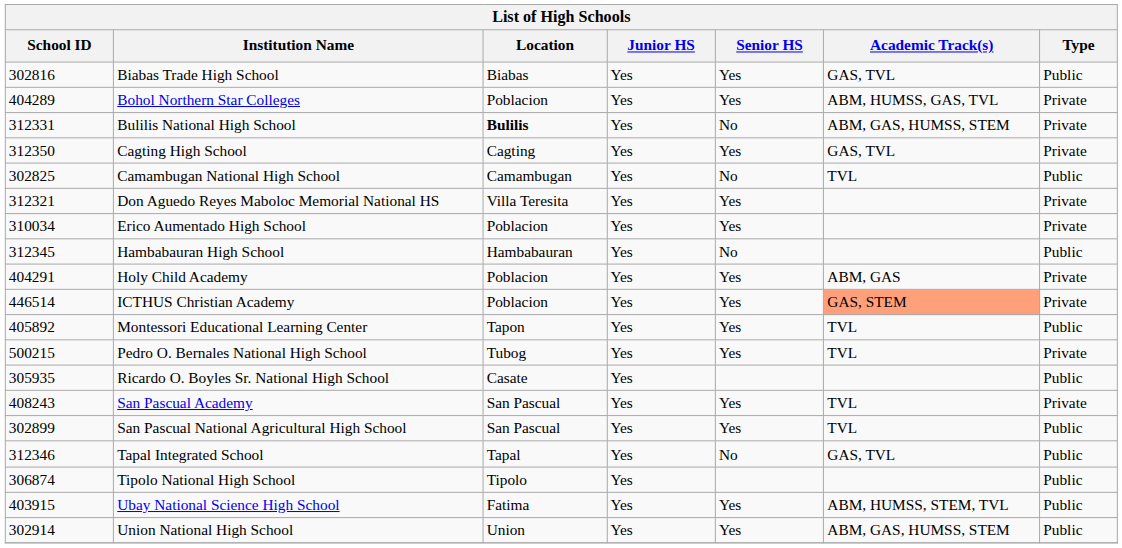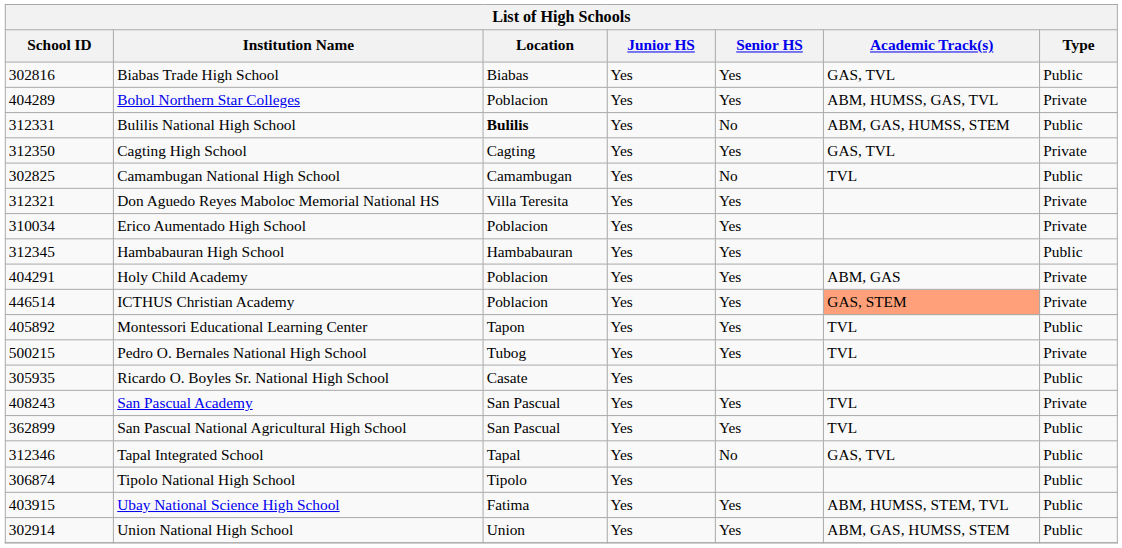(1065, 125) Private -> (1063, 125) Public
(728, 251) No -> (730, 251) Yes
(32, 428) 302899 -> (32, 428) 362899
